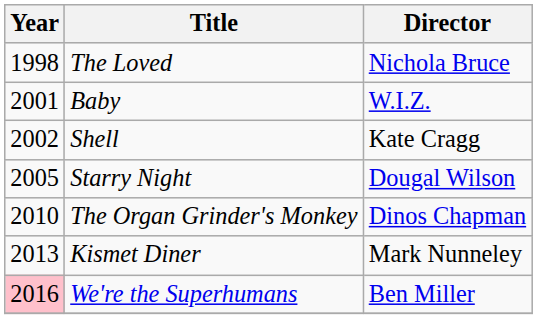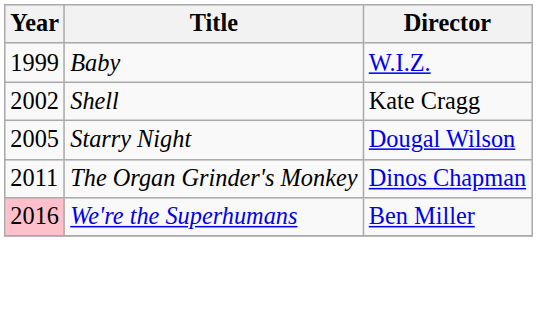- row: (121, 62)
(35, 100) 2001 -> (35, 62) 1999
(35, 216) 2010 -> (34, 178) 2011
- row: (135, 255)
